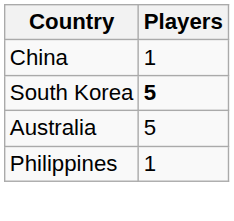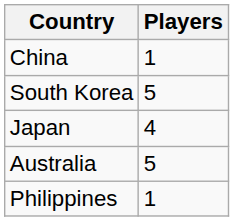(150, 92) bold -> (150, 92) normal
+ row: (40, 127)
